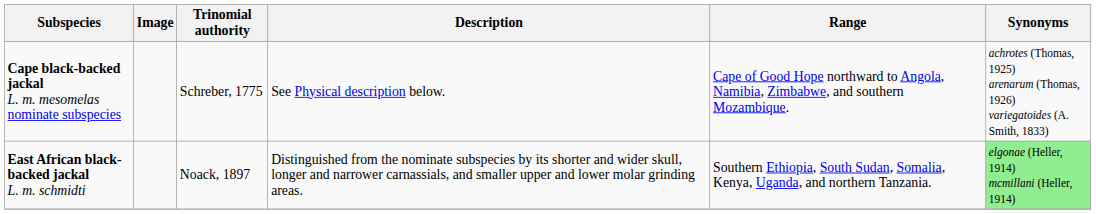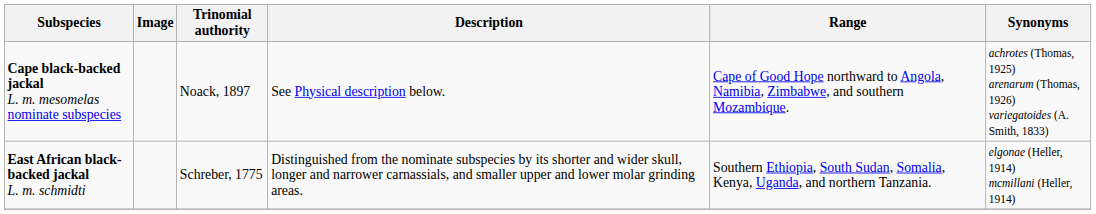(221, 91) Schreber, 1775 -> (215, 91) Noack, 1897
(215, 175) Noack, 1897 -> (221, 175) Schreber, 1775
(1030, 176) lightgreen background -> (1030, 176) no background
